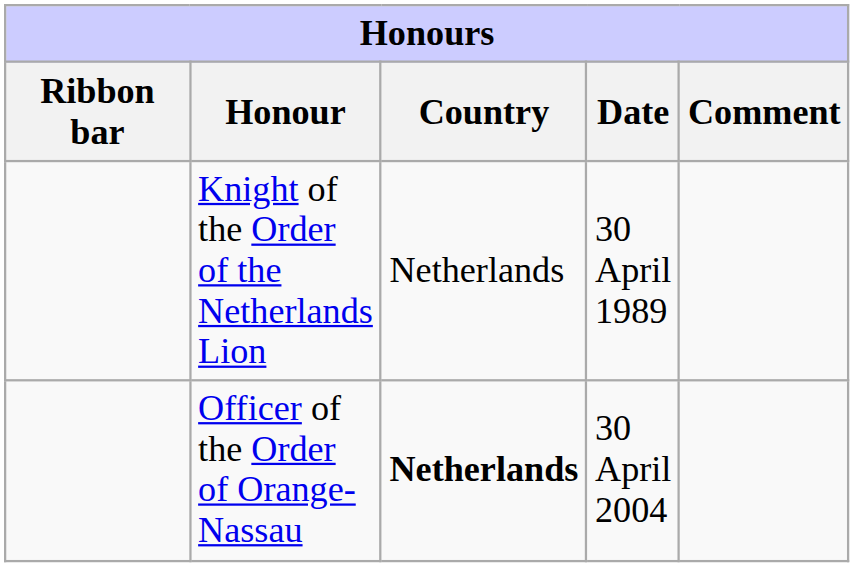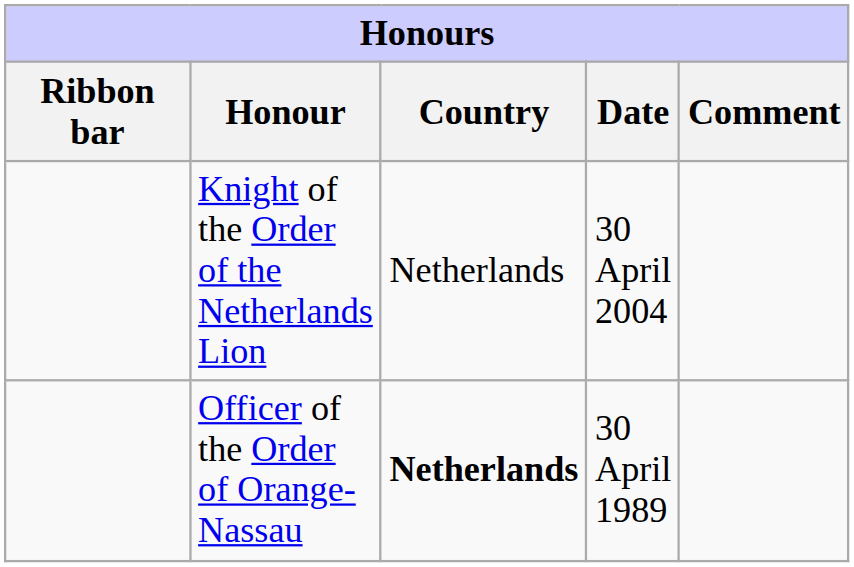(633, 269) 30 April 1989 -> (633, 269) 30 April 2004
(633, 469) 30 April 2004 -> (633, 469) 30 April 1989
